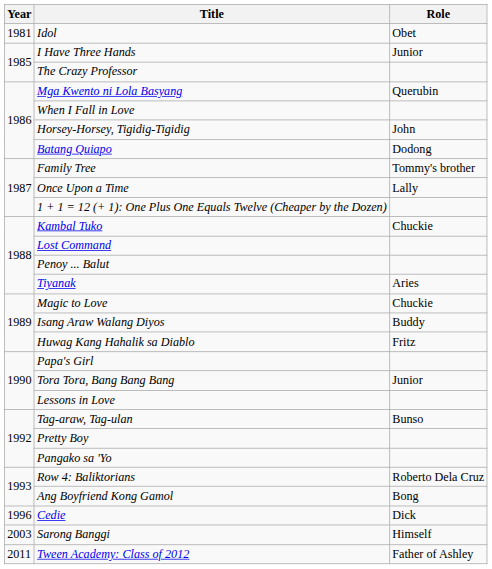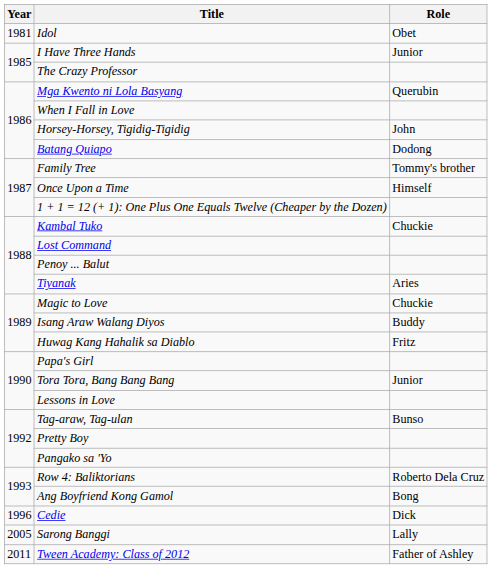(405, 187) Lally -> (412, 187) Himself
(19, 534) 2003 -> (19, 534) 2005
(412, 534) Himself -> (405, 534) Lally
